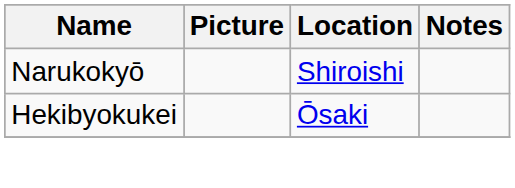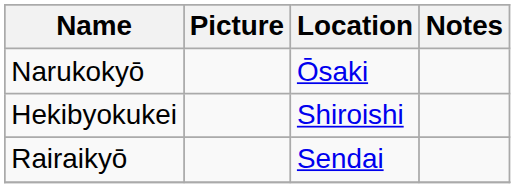(350, 70) Shiroishi -> (333, 70) Ōsaki
(333, 114) Ōsaki -> (350, 114) Shiroishi
+ row: (69, 159)
